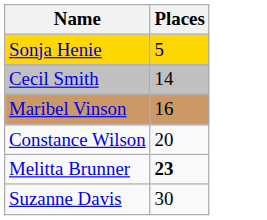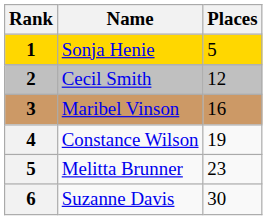+ column: (31, 19)
(164, 79) 14 -> (217, 79) 12
(164, 139) 20 -> (217, 139) 19
(164, 169) bold -> (217, 169) normal
